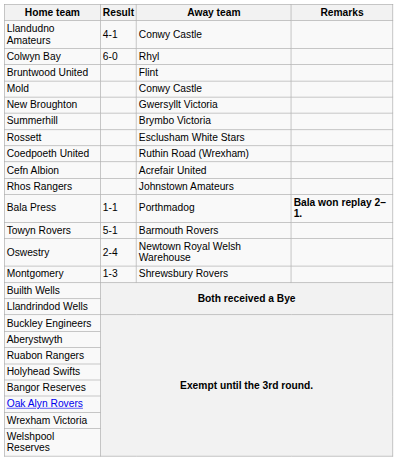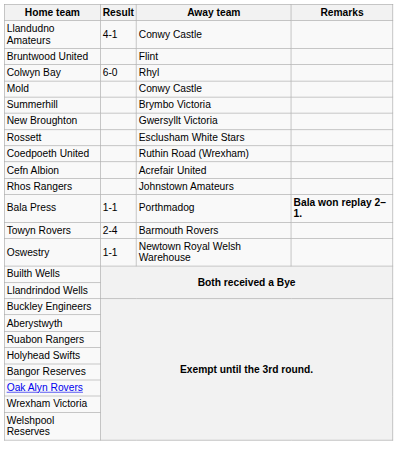rows swapped: (34, 56) <-> (47, 72)
rows swapped: (42, 105) <-> (32, 121)
(110, 230) 5-1 -> (110, 230) 2-4
(110, 252) 2-4 -> (110, 252) 1-1
- row: (35, 274)
